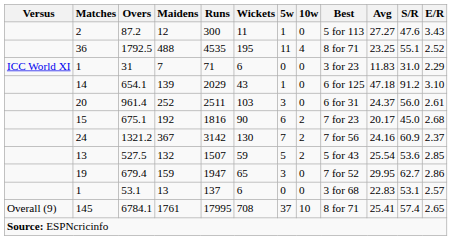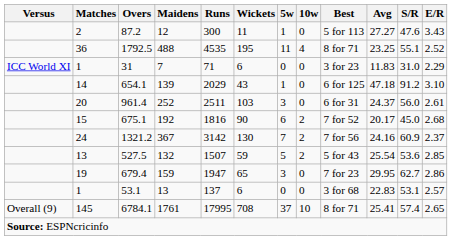(341, 119) 7 for 23 -> (341, 119) 7 for 52
(341, 173) 7 for 52 -> (341, 173) 7 for 23
